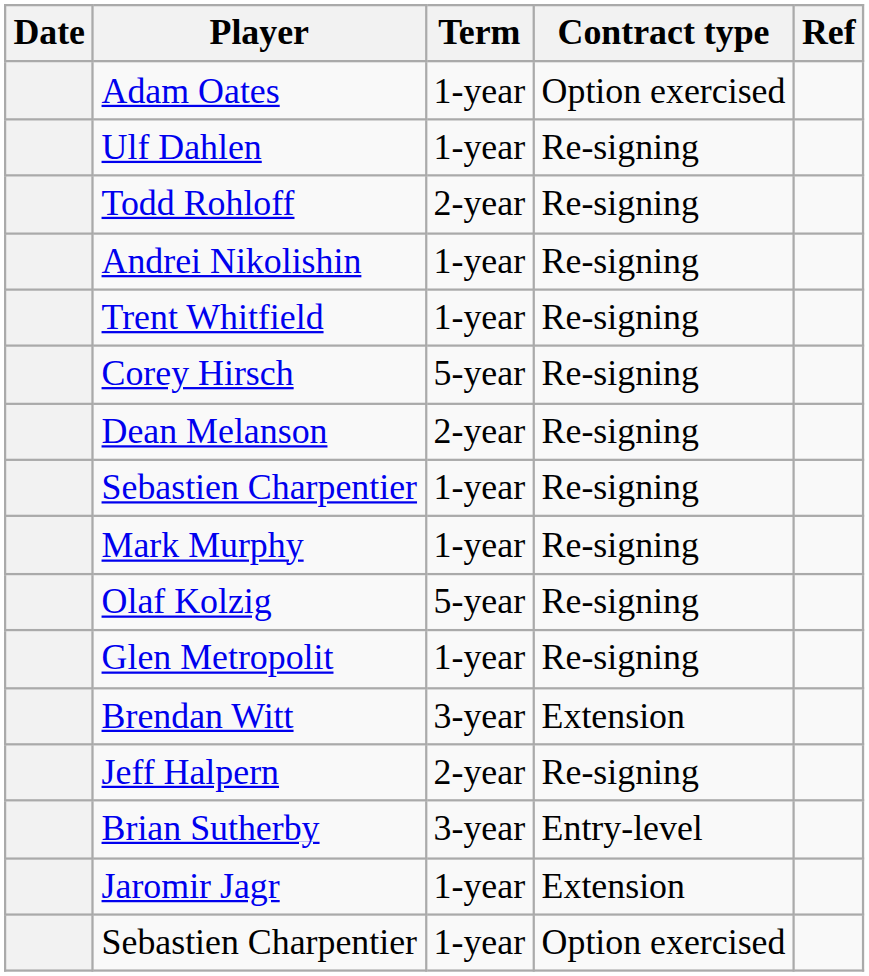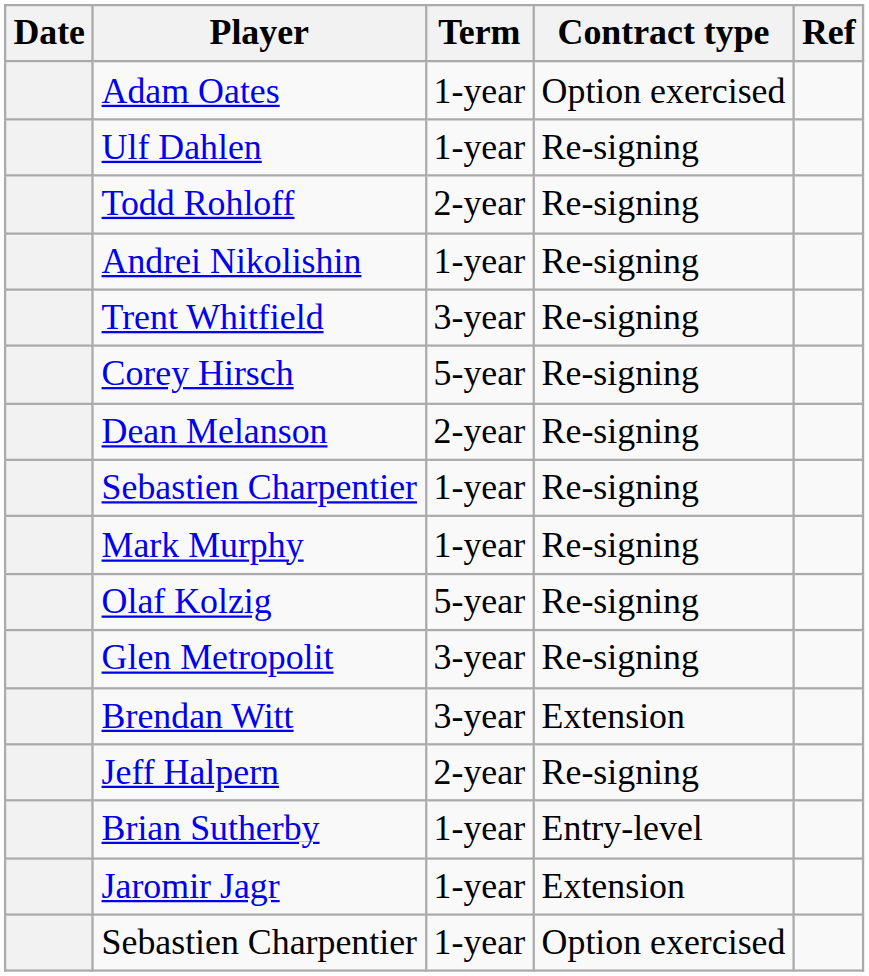(479, 317) 1-year -> (479, 317) 3-year
(479, 658) 1-year -> (479, 658) 3-year
(479, 828) 3-year -> (479, 828) 1-year
